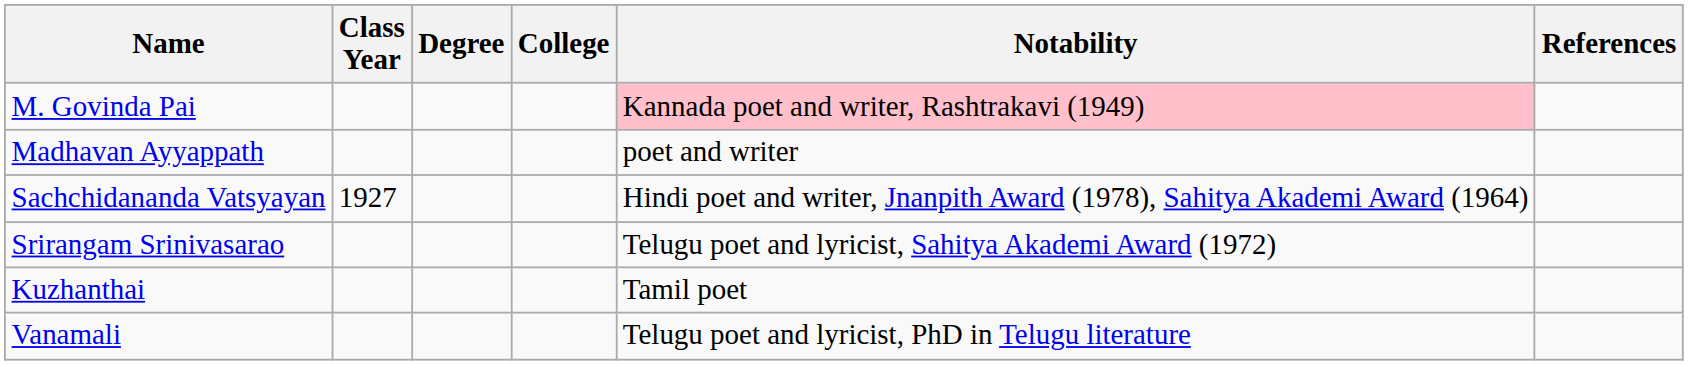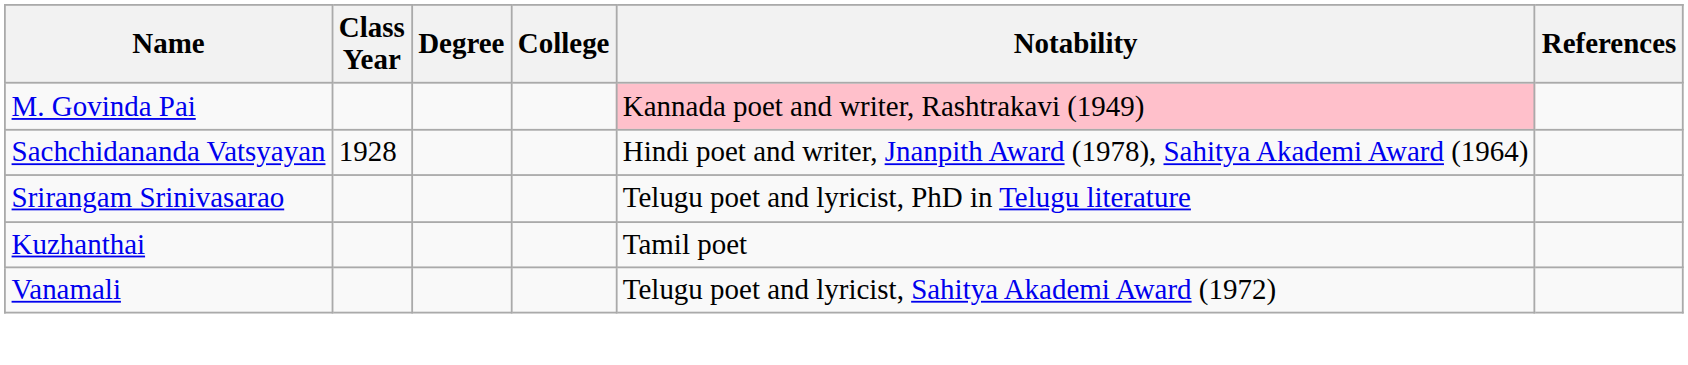- row: (138, 151)
(368, 197) 1927 -> (368, 151) 1928
(949, 243) Telugu poet and lyricist, Sahitya Akademi Award (1972) -> (907, 197) Telugu poet and lyricist, PhD in Telugu literature
(907, 335) Telugu poet and lyricist, PhD in Telugu literature -> (949, 289) Telugu poet and lyricist, Sahitya Akademi Award (1972)
